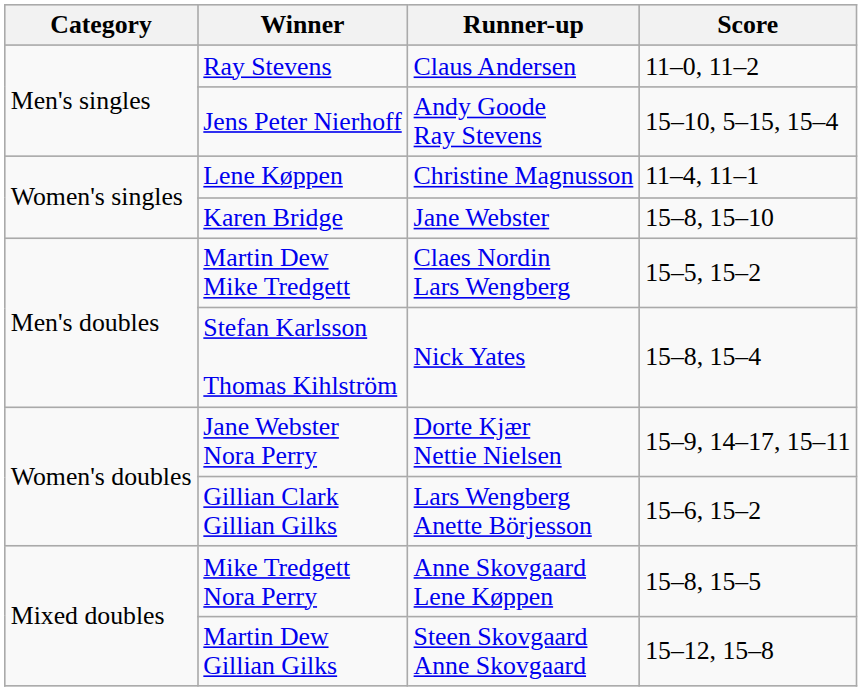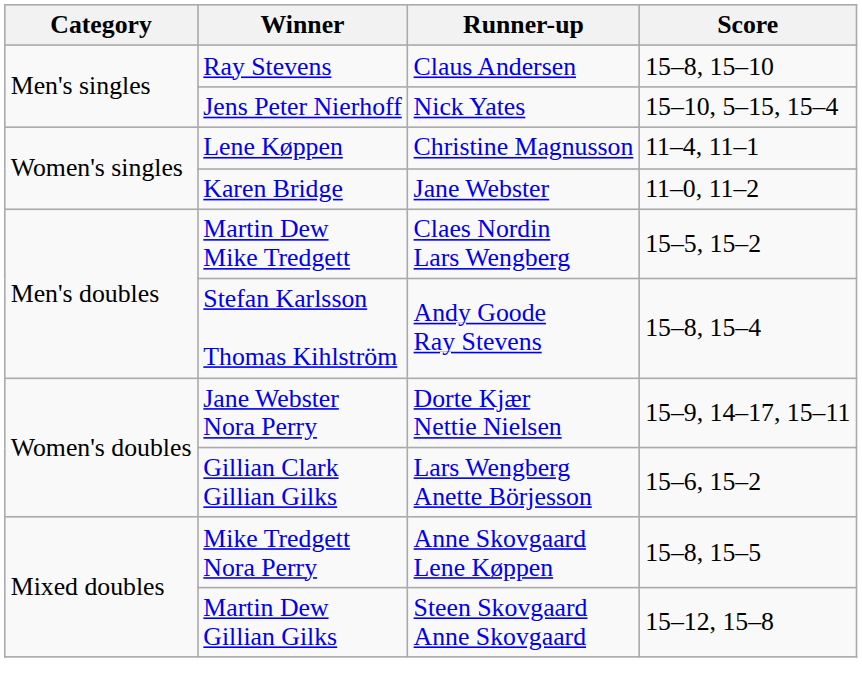(702, 65) 11–0, 11–2 -> (710, 65) 15–8, 15–10
(480, 121) Andy Goode Ray Stevens -> (469, 106) Nick Yates
(710, 217) 15–8, 15–10 -> (702, 188) 11–0, 11–2
(469, 356) Nick Yates -> (480, 328) Andy Goode Ray Stevens
